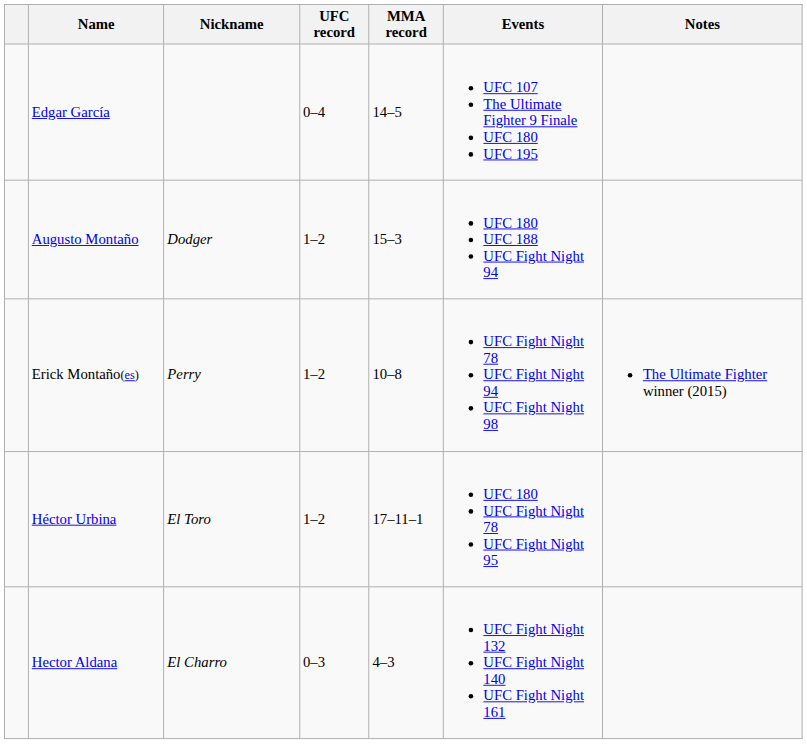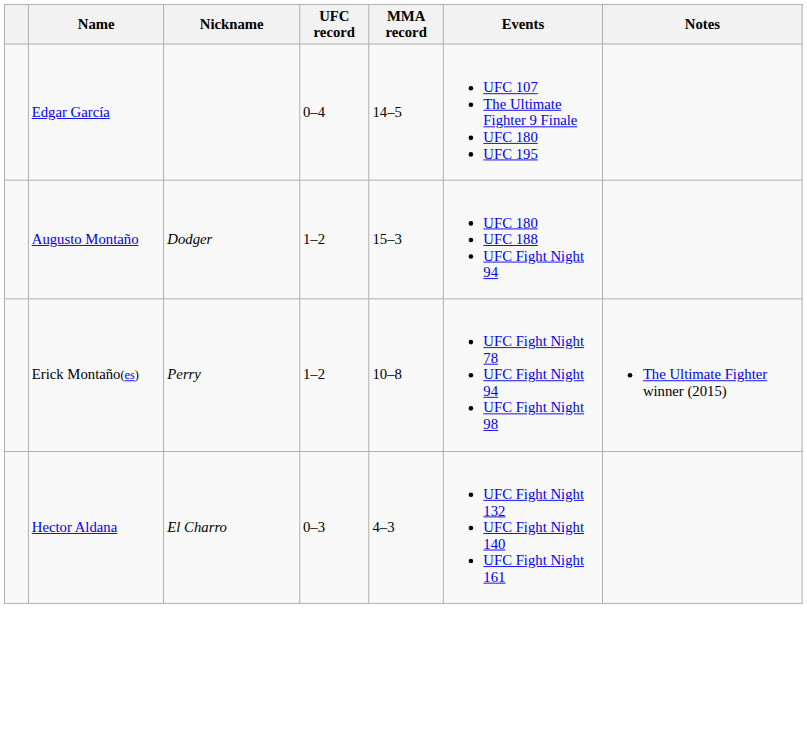- row: (74, 518)
